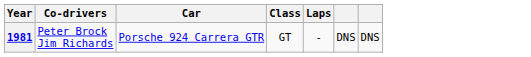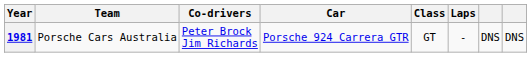+ column: (107, 13)
